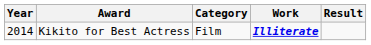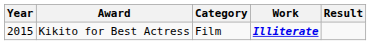(20, 31) 2014 -> (20, 31) 2015
